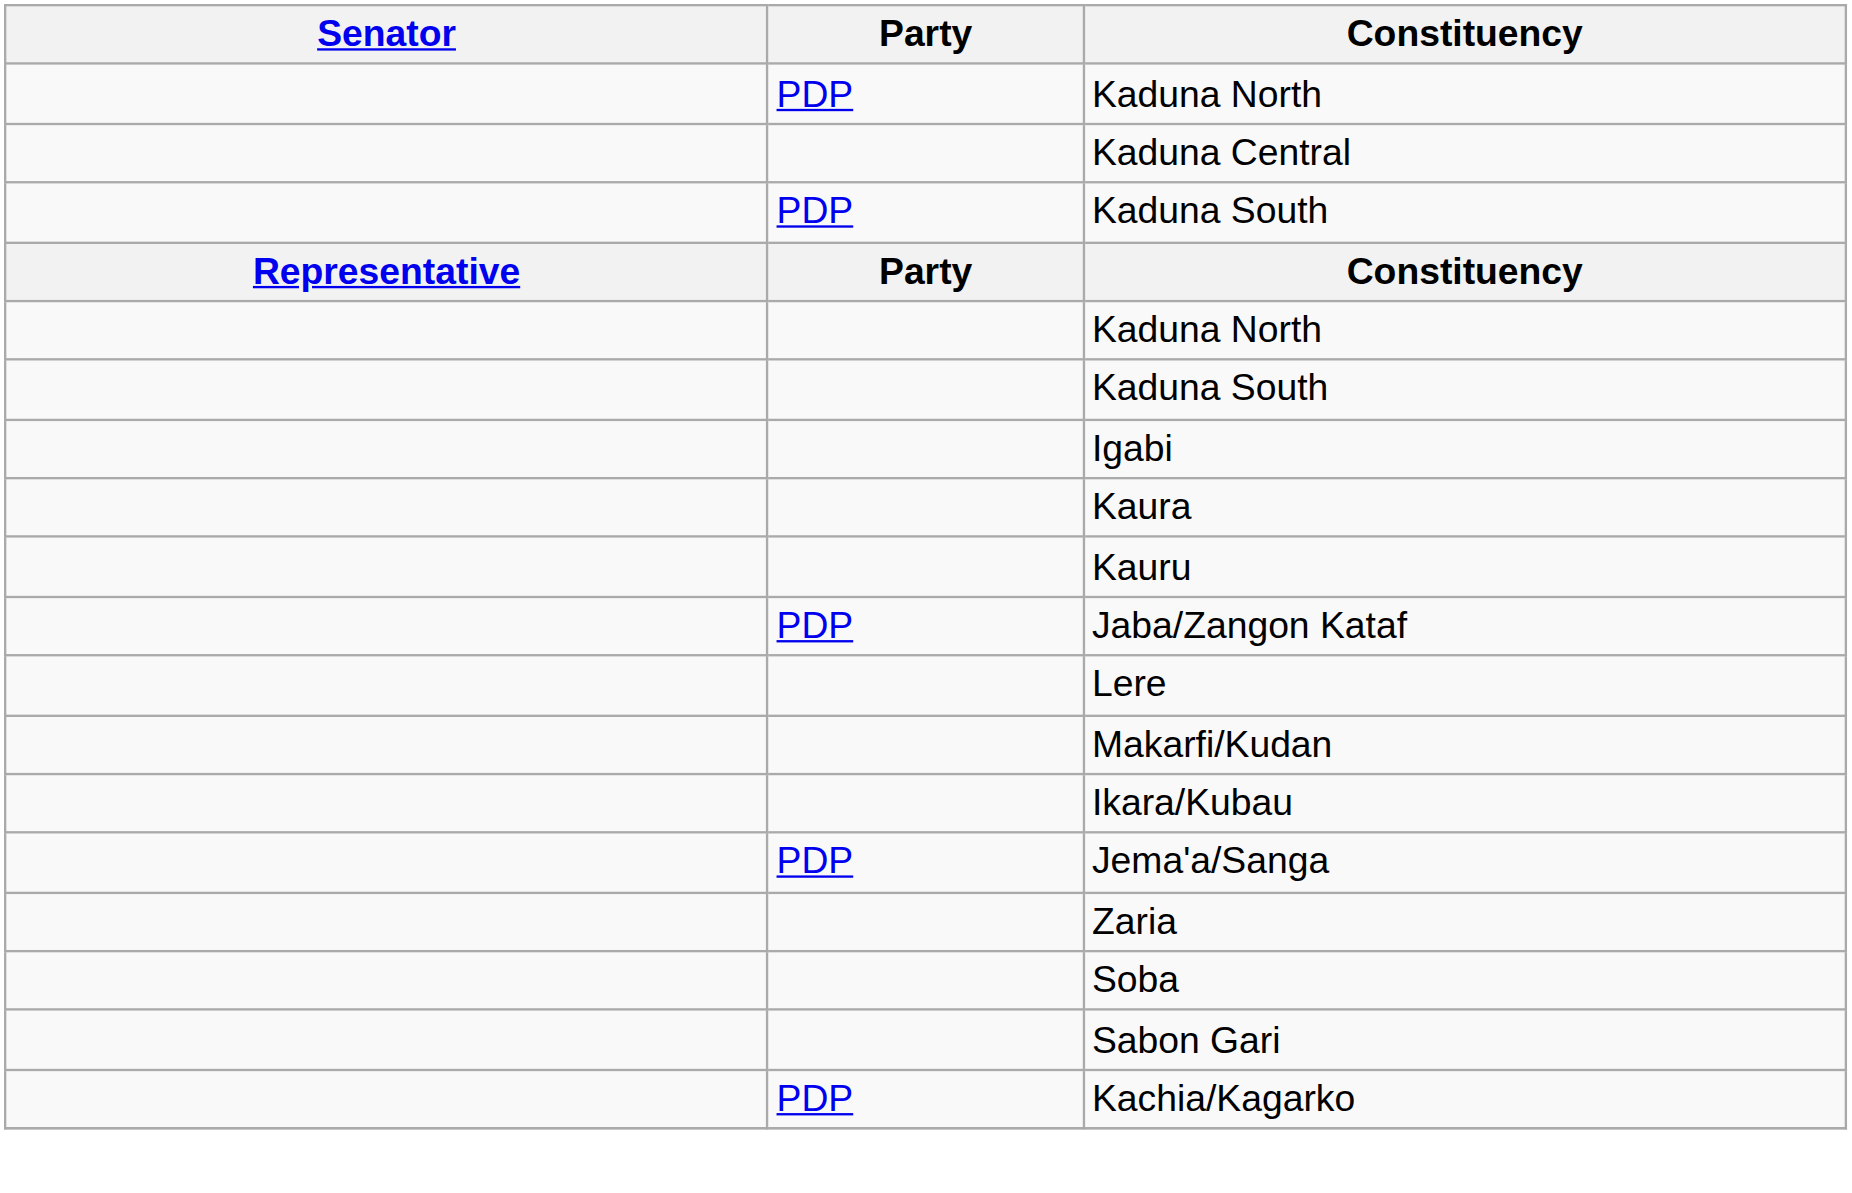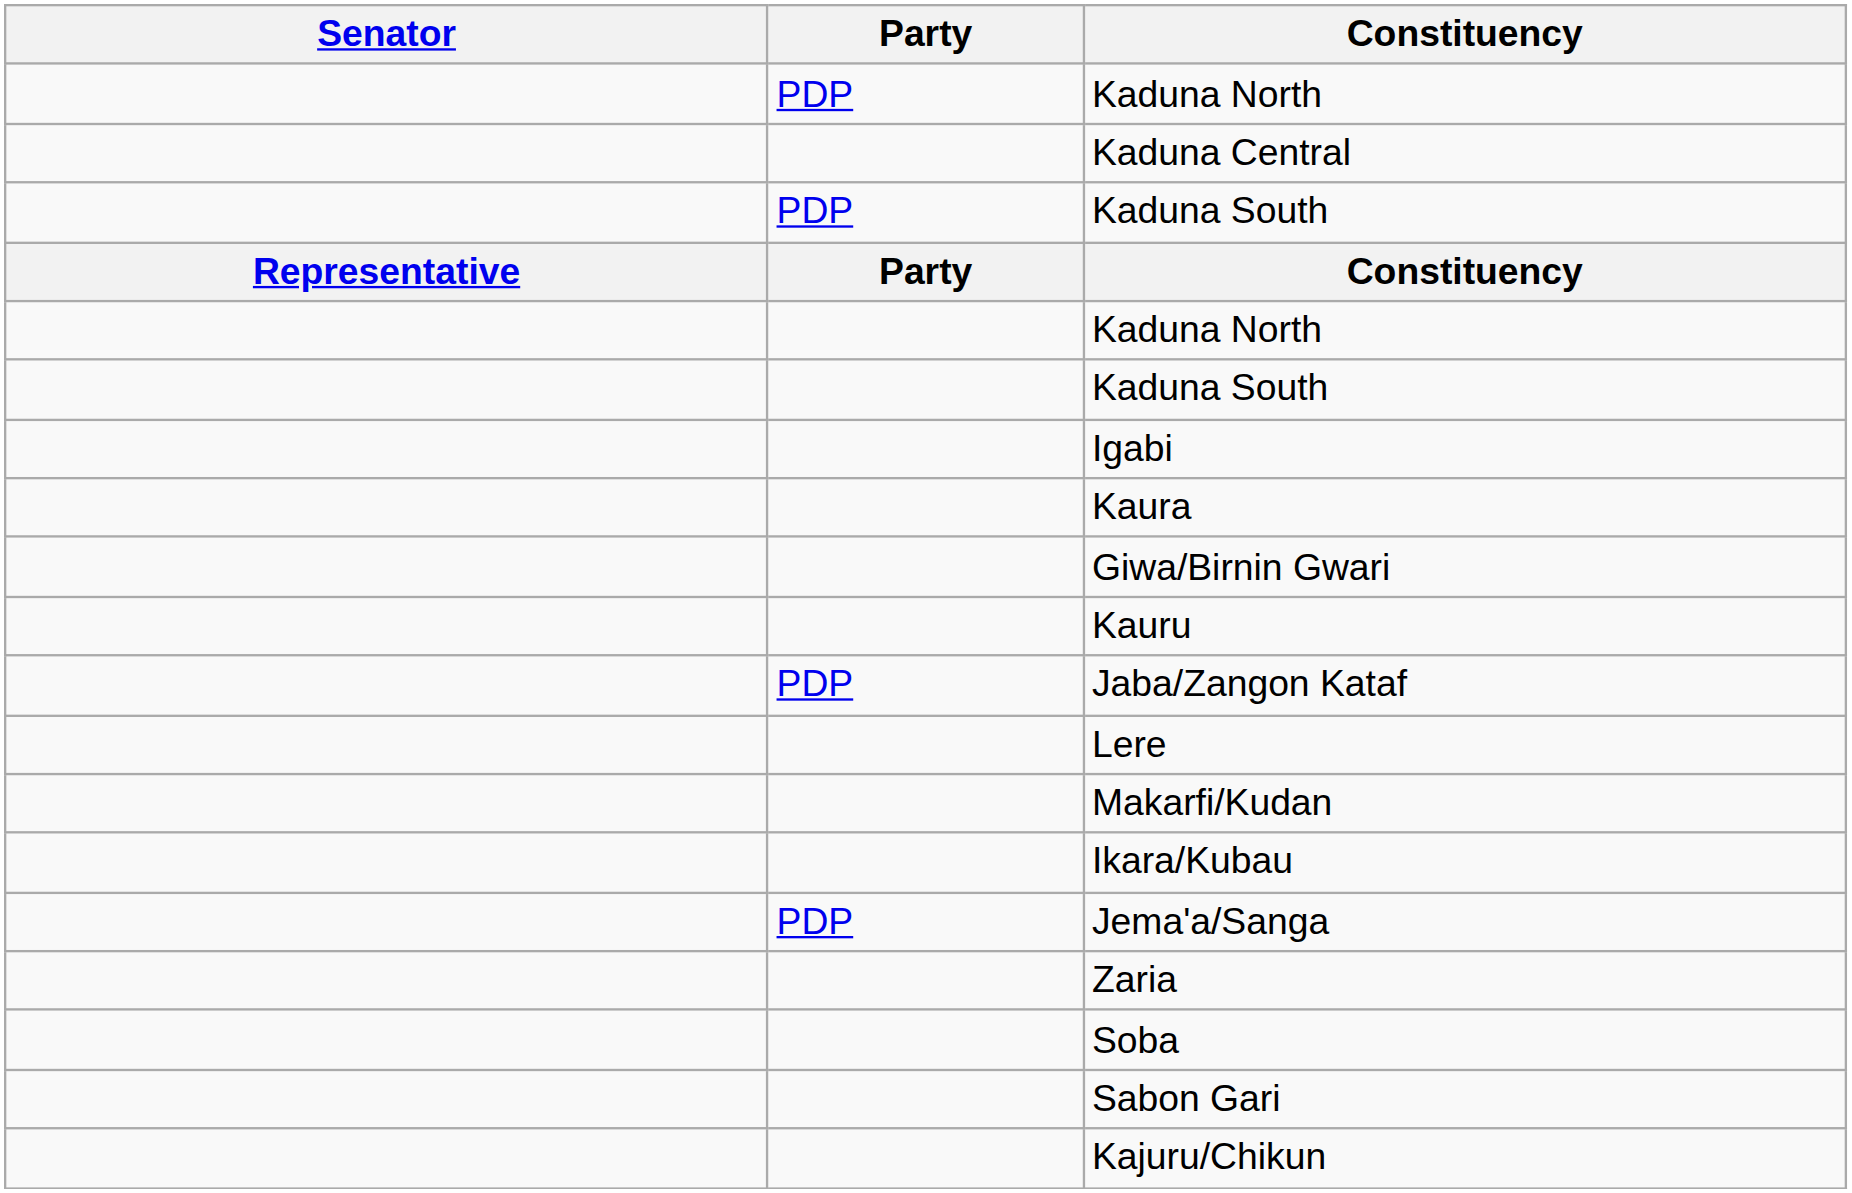+ row: (926, 567)
- row: (815, 1098)
+ row: (926, 1158)
